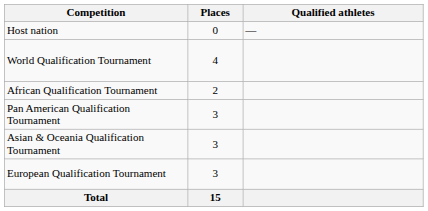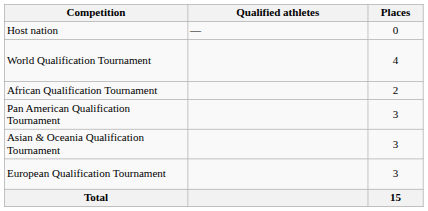columns swapped: (215, 13) <-> (333, 13)
